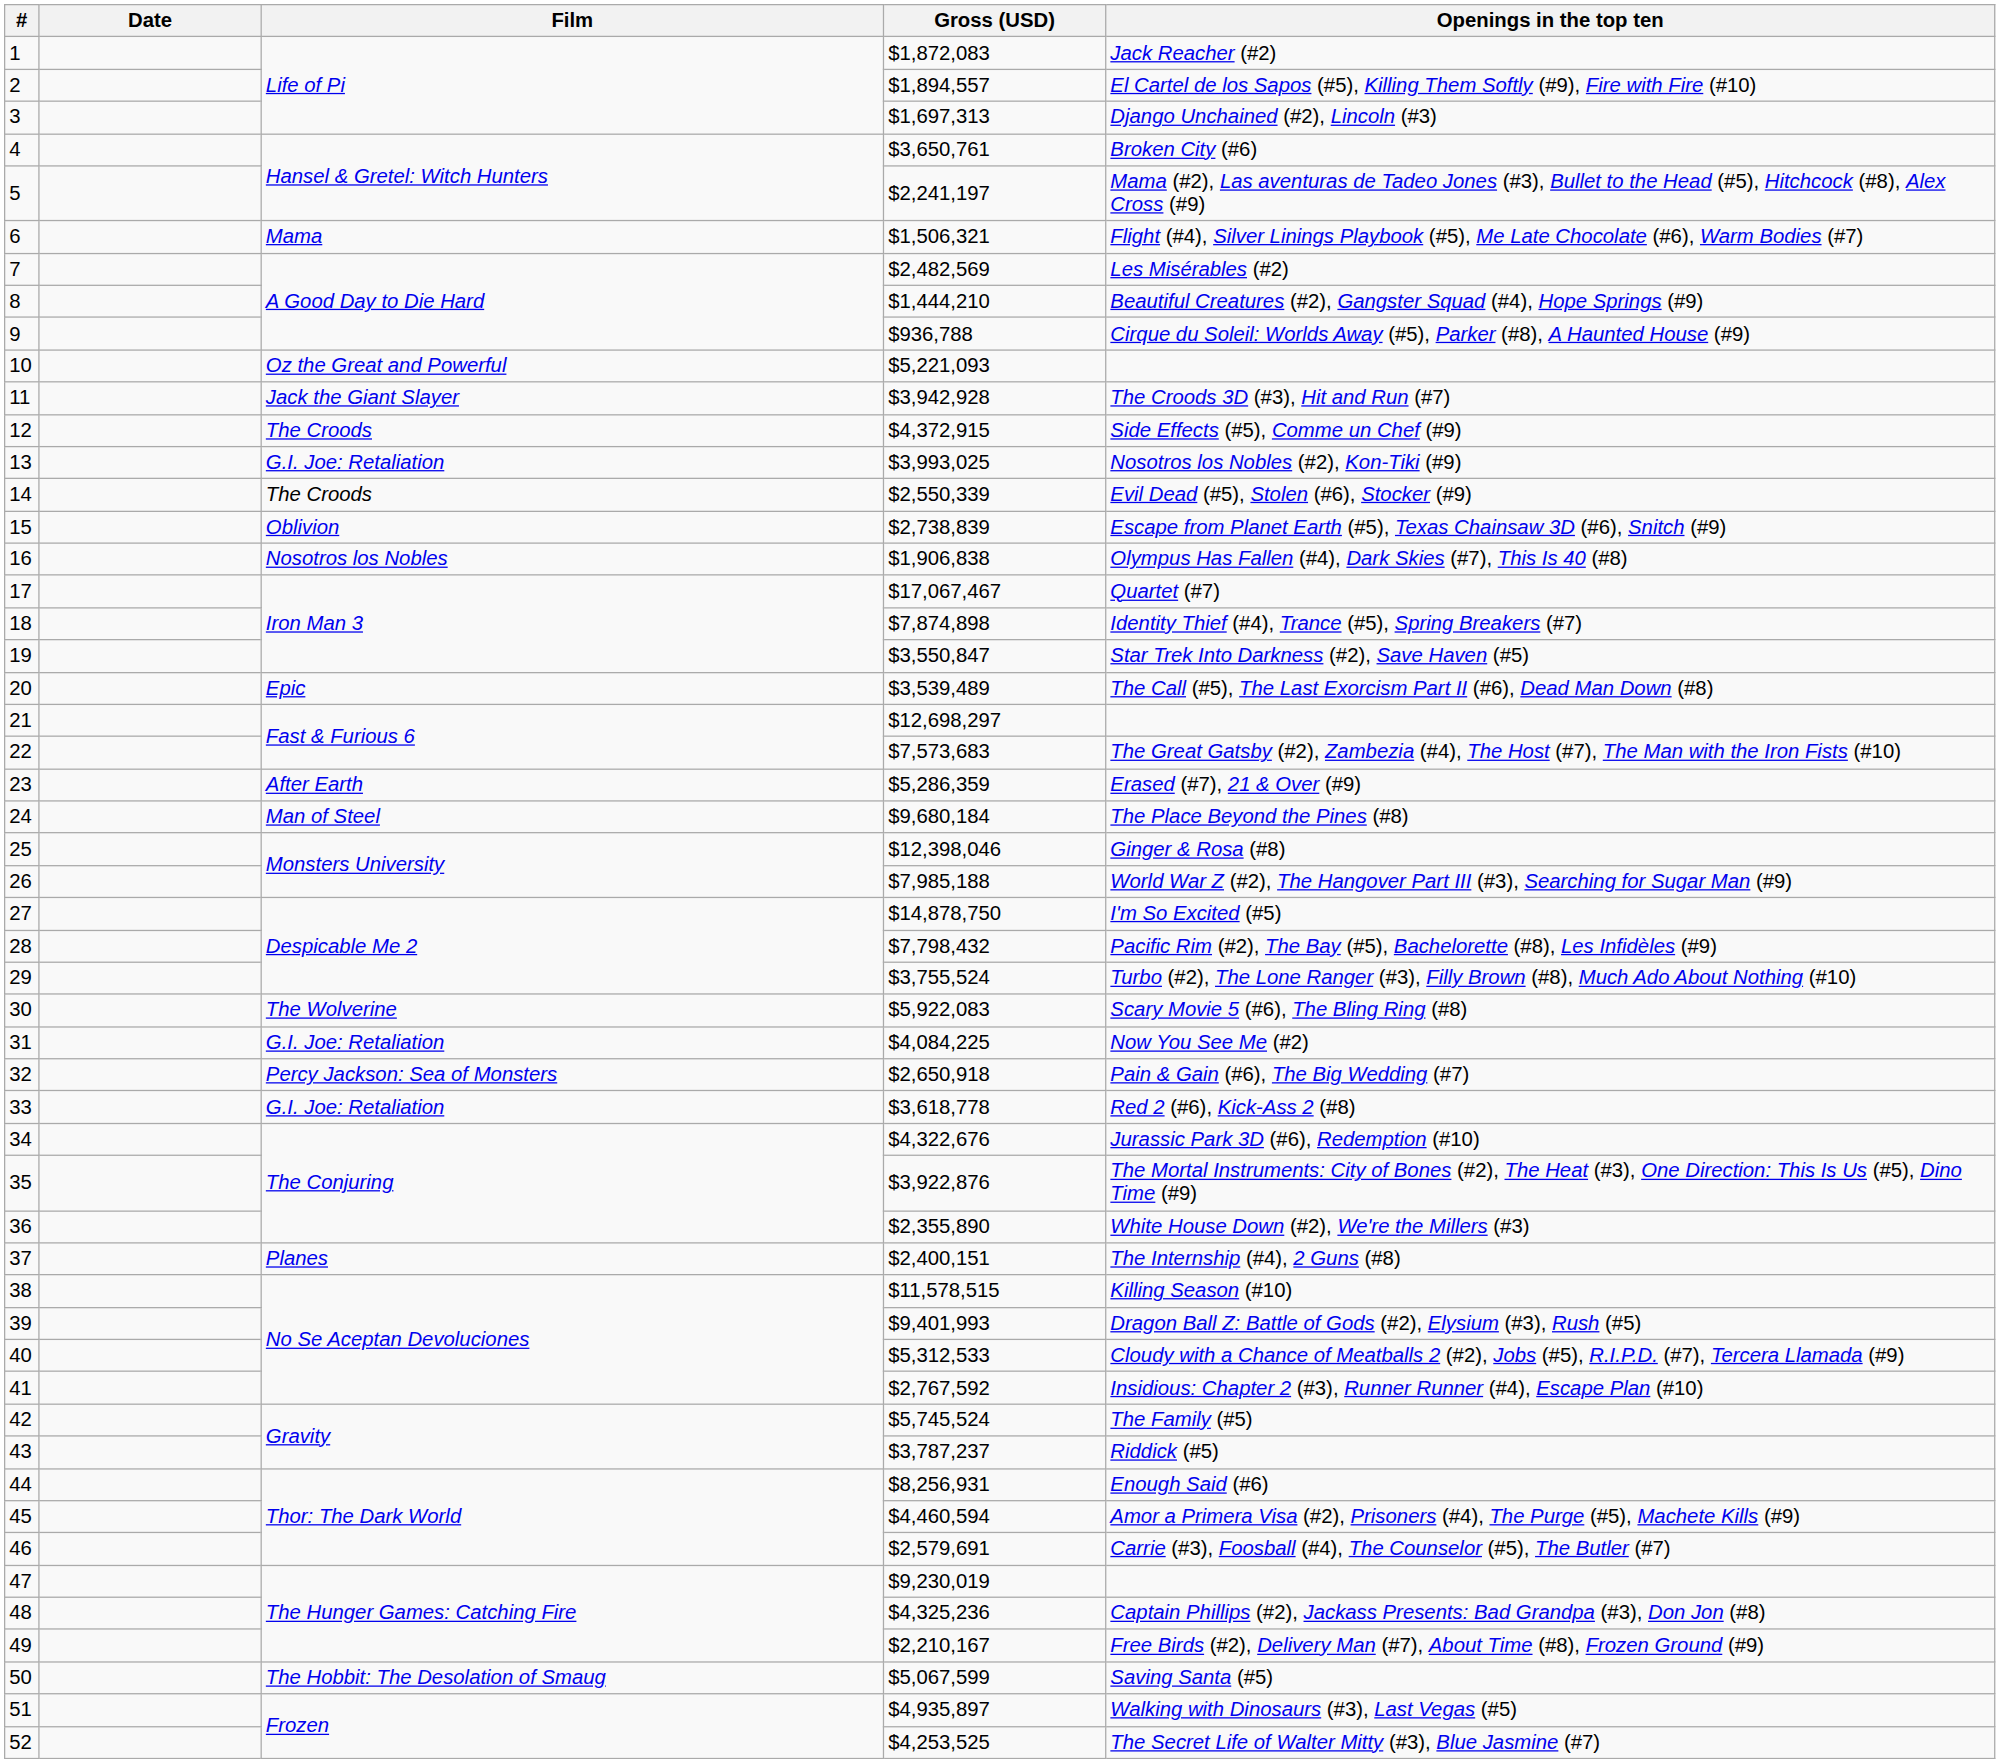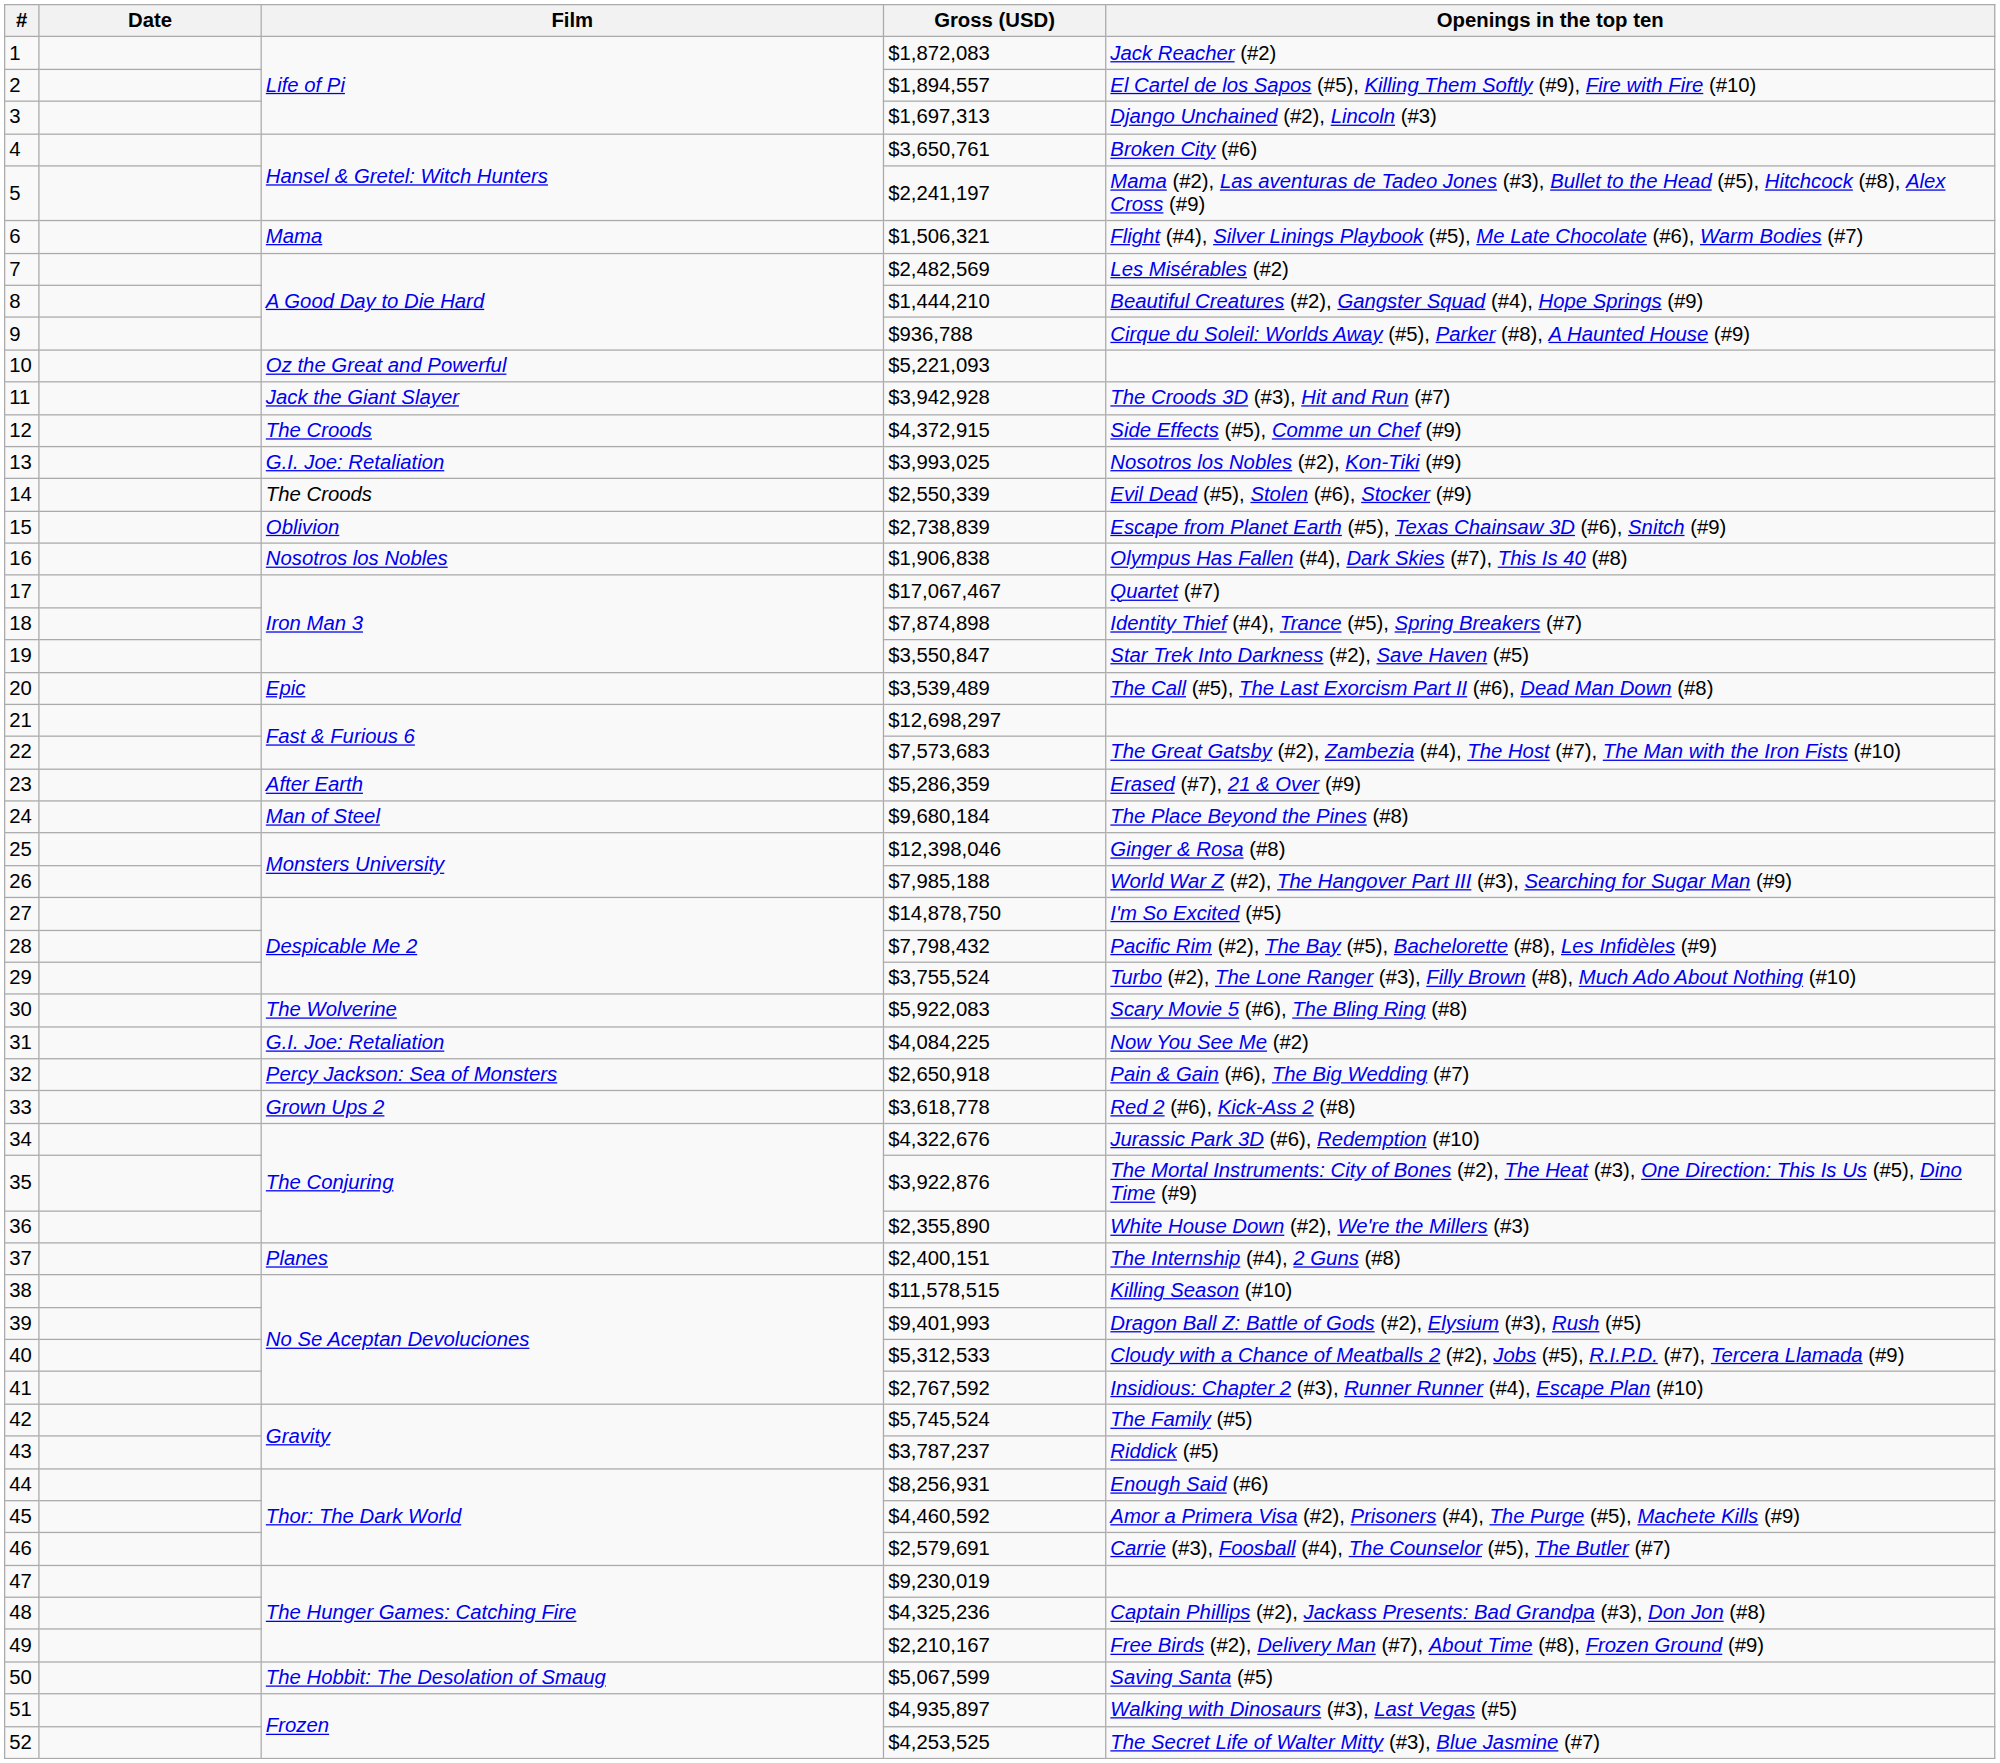(355, 1106) G.I. Joe: Retaliation -> (325, 1106) Grown Ups 2
(939, 1516) $4,460,594 -> (939, 1516) $4,460,592
